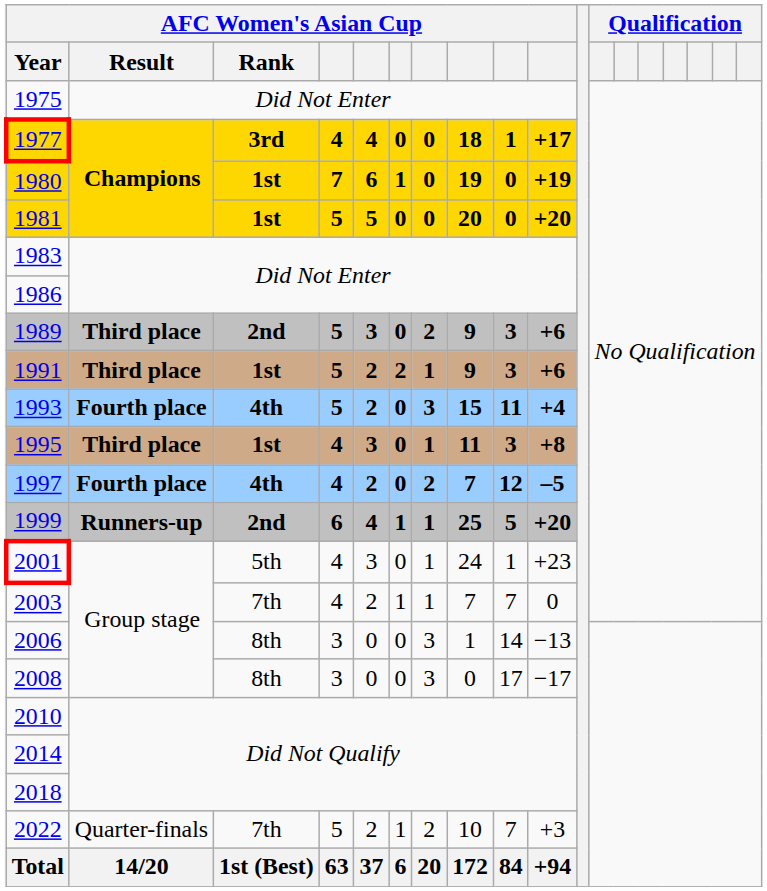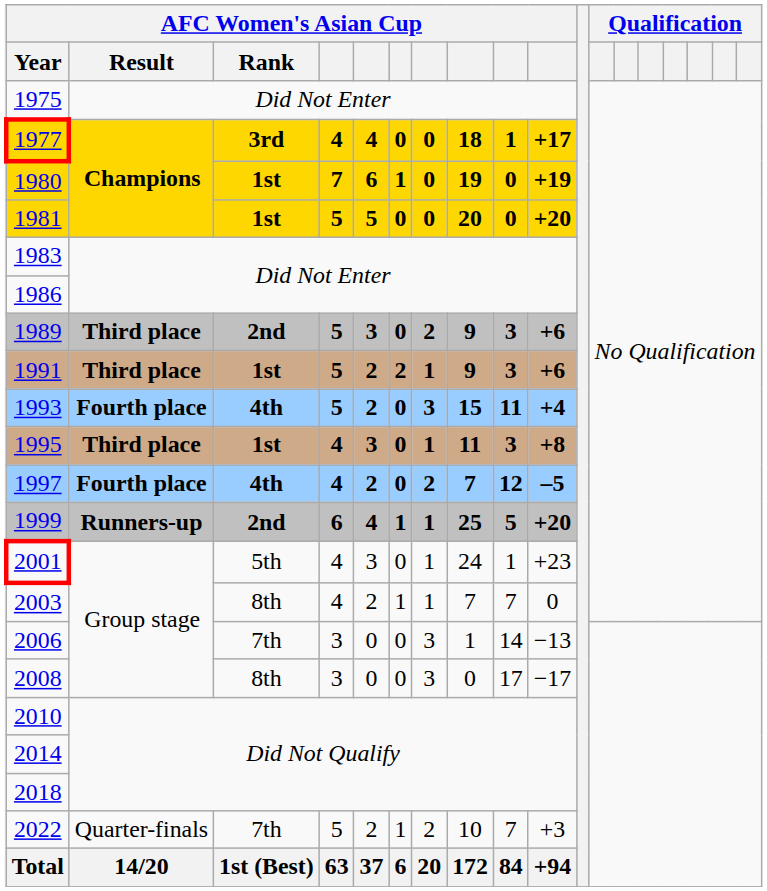(266, 601) 7th -> (266, 601) 8th
(266, 640) 8th -> (266, 640) 7th
